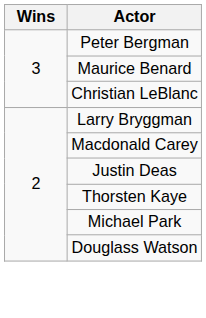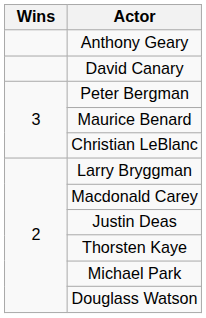+ row: (135, 42)
+ row: (135, 68)
